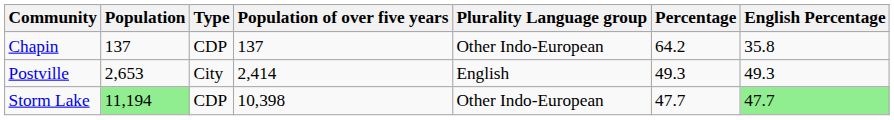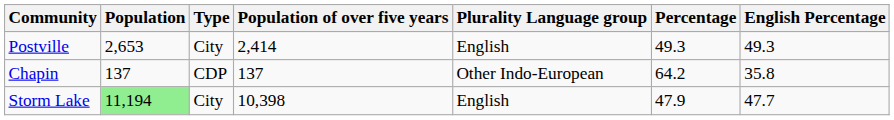rows swapped: (33, 45) <-> (39, 73)
(210, 100) CDP -> (208, 100) City
(530, 100) Other Indo-European -> (483, 100) English
(670, 100) 47.7 -> (670, 100) 47.9
(759, 100) lightgreen background -> (759, 100) no background
